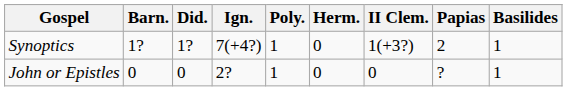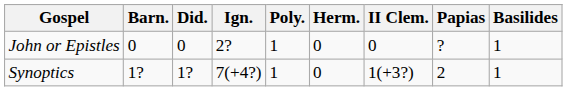rows swapped: (41, 45) <-> (64, 72)
